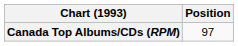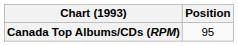(208, 31) 97 -> (208, 31) 95
